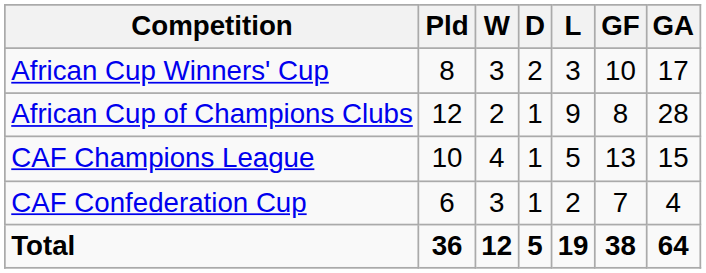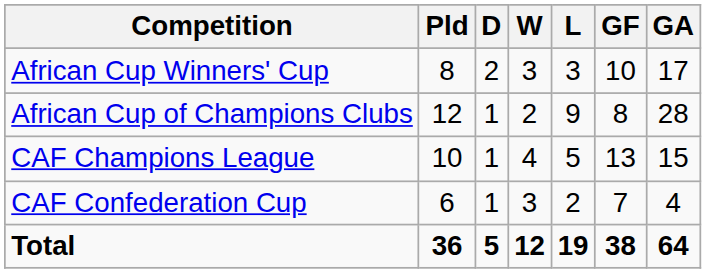columns swapped: (497, 26) <-> (535, 26)
